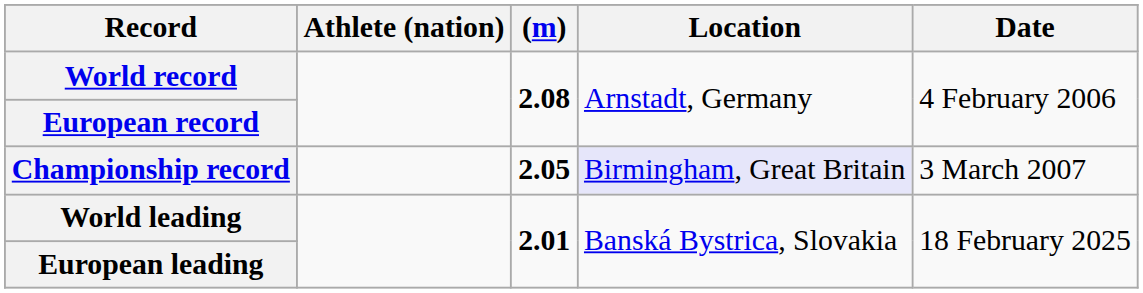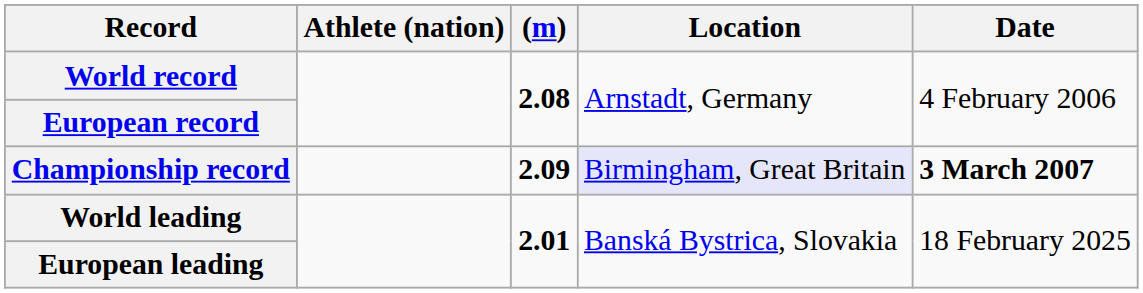(544, 169) 2.05 -> (544, 169) 2.09
(1003, 169) normal -> (1007, 169) bold
